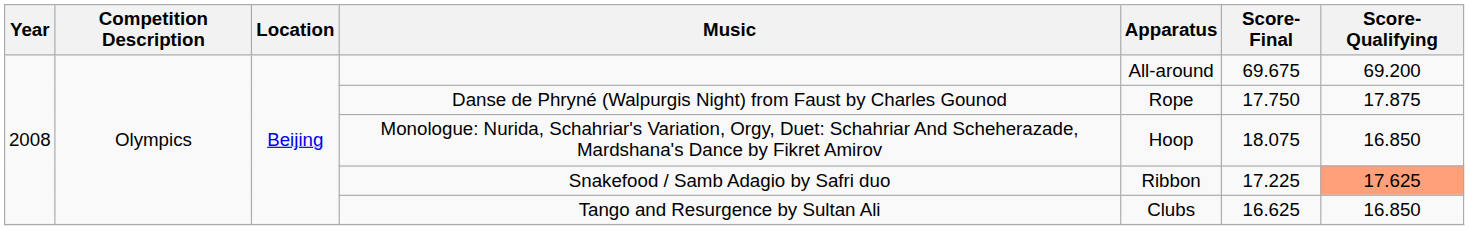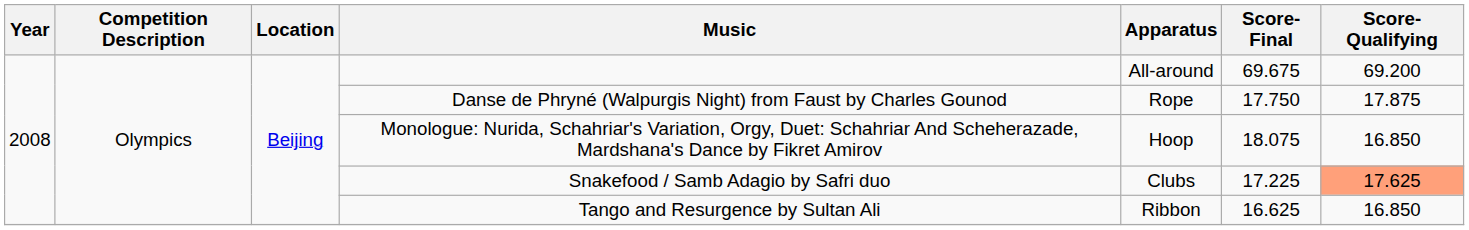(1171, 180) Ribbon -> (1171, 180) Clubs
(1171, 209) Clubs -> (1171, 209) Ribbon
